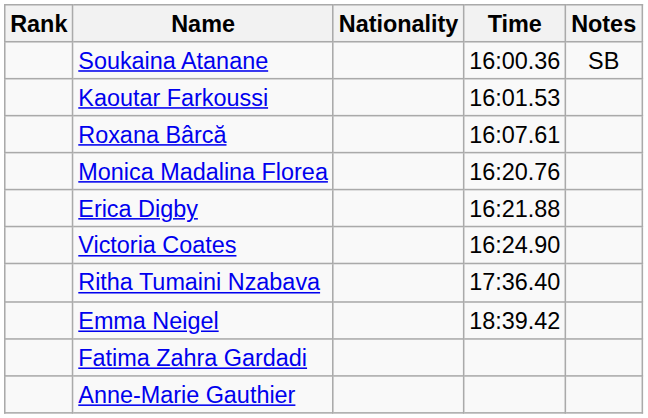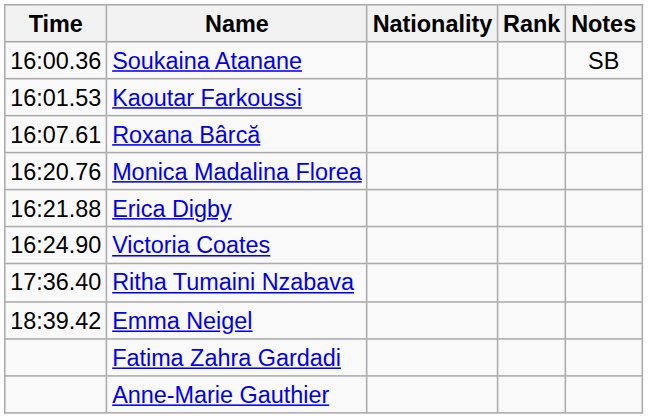columns swapped: (39, 23) <-> (515, 23)
